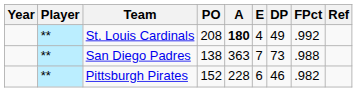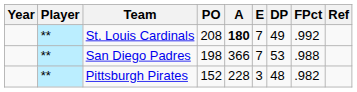(259, 35) 4 -> (259, 35) 7
(211, 55) 138 -> (211, 55) 198
(239, 55) 363 -> (239, 55) 366
(277, 55) 73 -> (277, 55) 53
(259, 76) 6 -> (259, 76) 3
(277, 76) 46 -> (277, 76) 48
